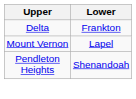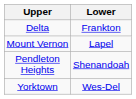+ row: (37, 86)
